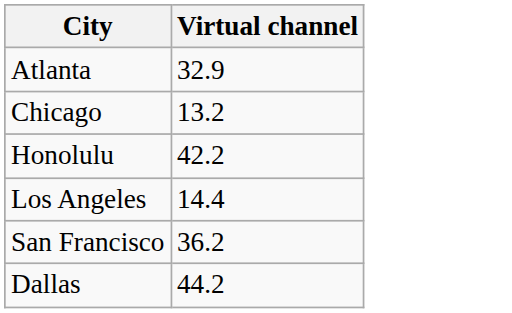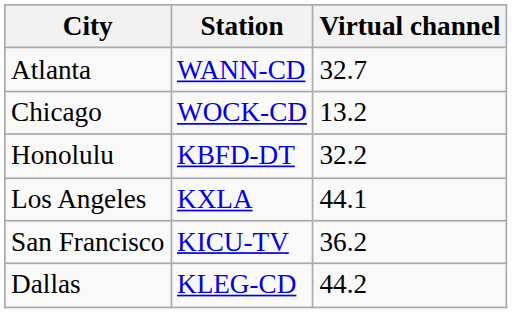+ column: (242, 26)
(201, 69) 32.9 -> (343, 69) 32.7
(201, 155) 42.2 -> (343, 155) 32.2
(201, 198) 14.4 -> (343, 198) 44.1
